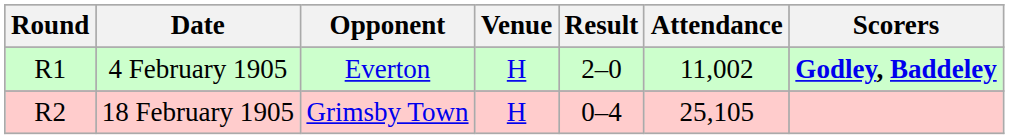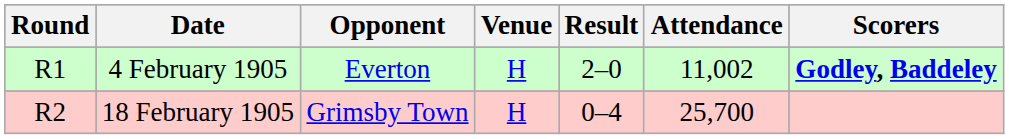(717, 111) 25,105 -> (717, 111) 25,700
